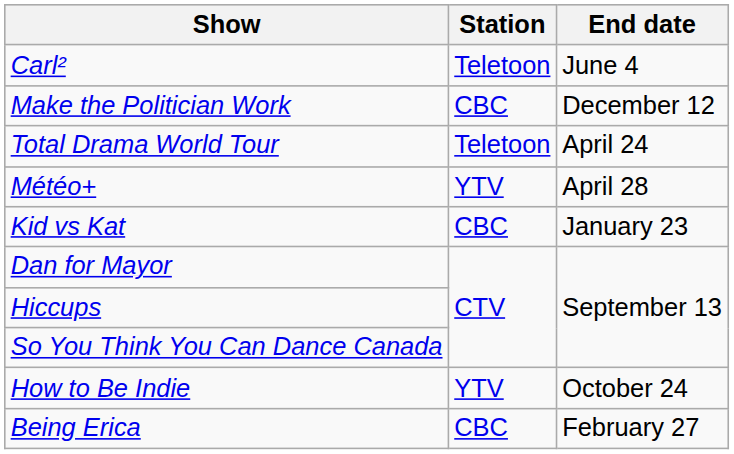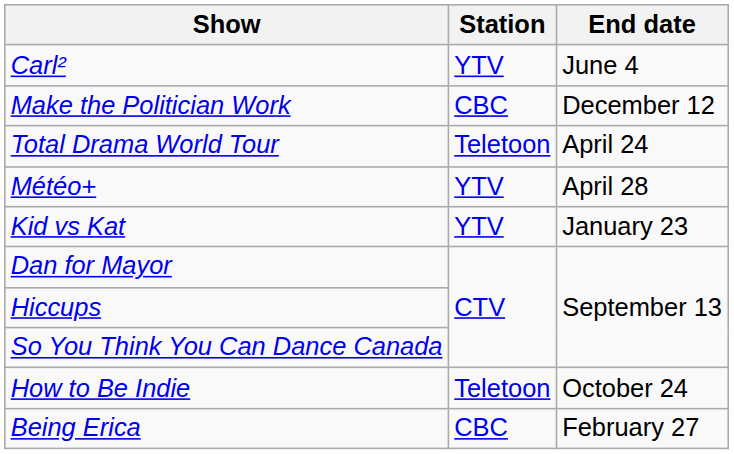(502, 65) Teletoon -> (479, 65) YTV
(481, 226) CBC -> (479, 226) YTV
(479, 387) YTV -> (502, 387) Teletoon
